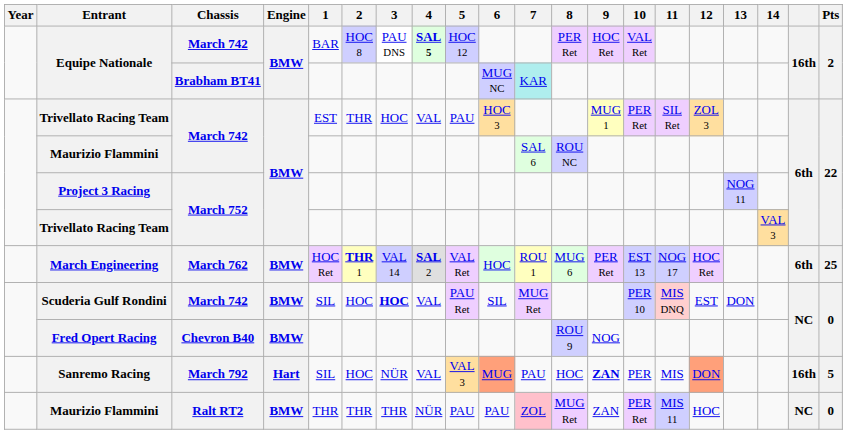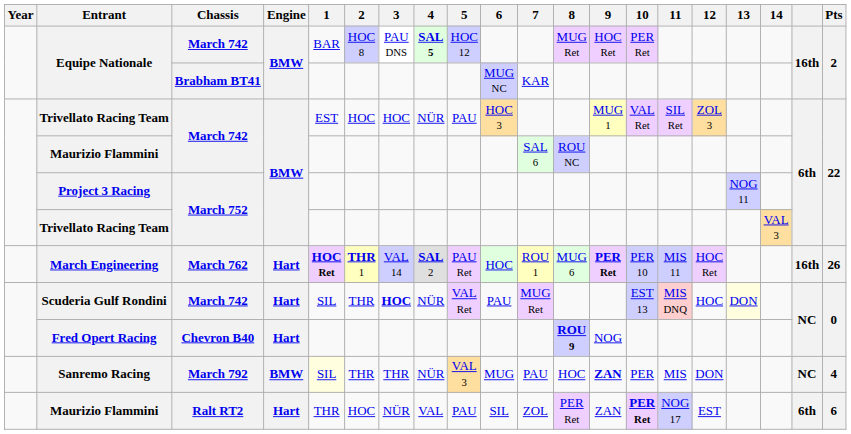(570, 44) PER Ret -> (572, 44) MUG Ret
(640, 44) VAL Ret -> (642, 44) PER Ret
(533, 81) paleturquoise background -> (535, 81) no background
(359, 117) THR -> (361, 117) HOC
(429, 117) VAL -> (431, 117) NÜR
(640, 117) PER Ret -> (642, 117) VAL Ret
(286, 264) BMW -> (286, 264) Hart
(326, 264) normal -> (327, 264) bold
(462, 264) VAL Ret -> (464, 264) PAU Ret
(606, 264) normal -> (608, 264) bold
(640, 264) EST 13 -> (642, 264) PER 10
(672, 264) NOG 17 -> (675, 264) MIS 11
(804, 264) 6th -> (807, 264) 16th
(831, 264) 25 -> (834, 264) 26
(286, 301) BMW -> (286, 301) Hart
(359, 301) HOC -> (361, 301) THR
(429, 301) VAL -> (431, 301) NÜR
(462, 301) PAU Ret -> (464, 301) VAL Ret
(497, 301) SIL -> (499, 301) PAU
(640, 301) PER 10 -> (642, 301) EST 13
(706, 301) EST -> (709, 301) HOC
(740, 301) no background -> (744, 301) lightyellow background
(286, 338) BMW -> (286, 338) Hart
(570, 338) normal -> (572, 338) bold
(286, 374) Hart -> (286, 374) BMW
(326, 374) no background -> (327, 374) lightyellow background
(359, 374) HOC -> (361, 374) THR
(394, 374) NÜR -> (396, 374) THR
(429, 374) VAL -> (431, 374) NÜR
(497, 374) lightsalmon background -> (499, 374) no background
(706, 374) lightsalmon background -> (709, 374) no background
(804, 374) 16th -> (807, 374) NC
(831, 374) 5 -> (834, 374) 4
(286, 411) BMW -> (286, 411) Hart
(359, 411) THR -> (361, 411) HOC
(394, 411) THR -> (396, 411) NÜR
(429, 411) NÜR -> (431, 411) VAL
(497, 411) PAU -> (499, 411) SIL
(533, 411) pink background -> (535, 411) no background
(570, 411) MUG Ret -> (572, 411) PER Ret
(640, 411) normal -> (642, 411) bold
(672, 411) MIS 11 -> (675, 411) NOG 17
(706, 411) HOC -> (709, 411) EST
(804, 411) NC -> (807, 411) 6th
(831, 411) 0 -> (834, 411) 6
